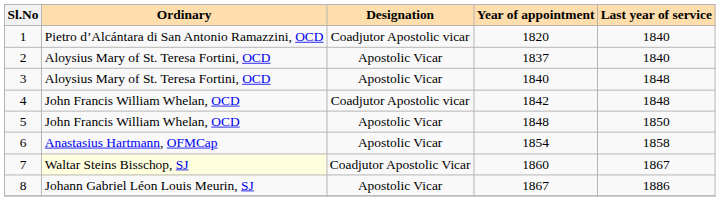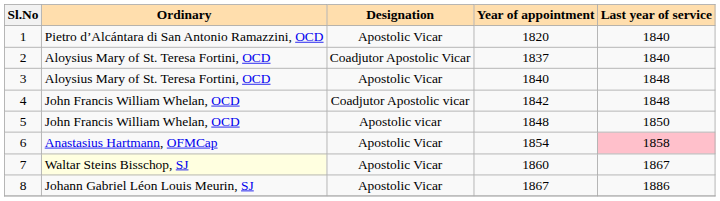(400, 36) Coadjutor Apostolic vicar -> (400, 36) Apostolic Vicar
(400, 57) Apostolic Vicar -> (400, 57) Coadjutor Apostolic Vicar
(400, 121) Apostolic Vicar -> (400, 121) Apostolic vicar
(656, 143) no background -> (656, 143) pink background
(400, 164) Coadjutor Apostolic Vicar -> (400, 164) Apostolic Vicar
